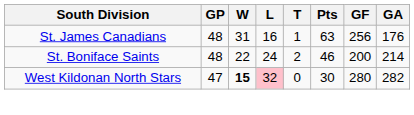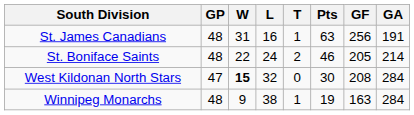(393, 36) 176 -> (393, 36) 191
(360, 57) 200 -> (360, 57) 205
(270, 78) pink background -> (270, 78) no background
(360, 78) 280 -> (360, 78) 208
(393, 78) 282 -> (393, 78) 284
+ row: (103, 99)
